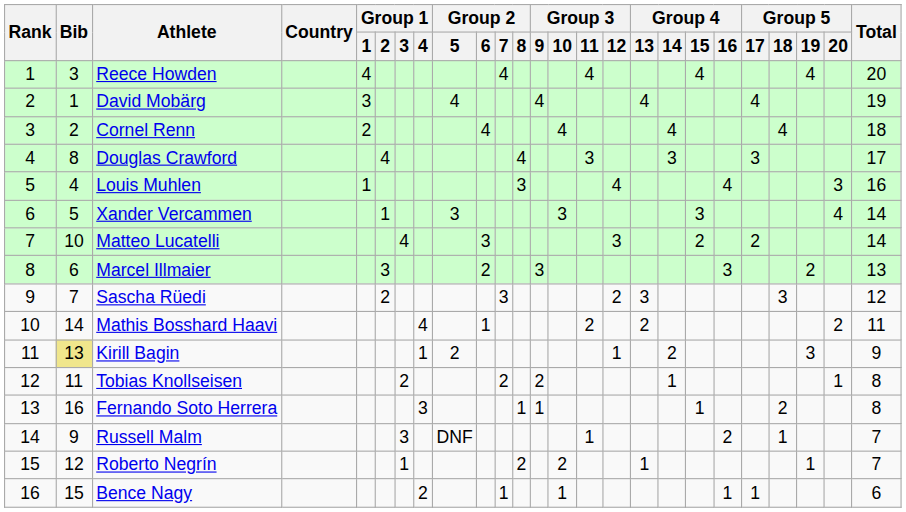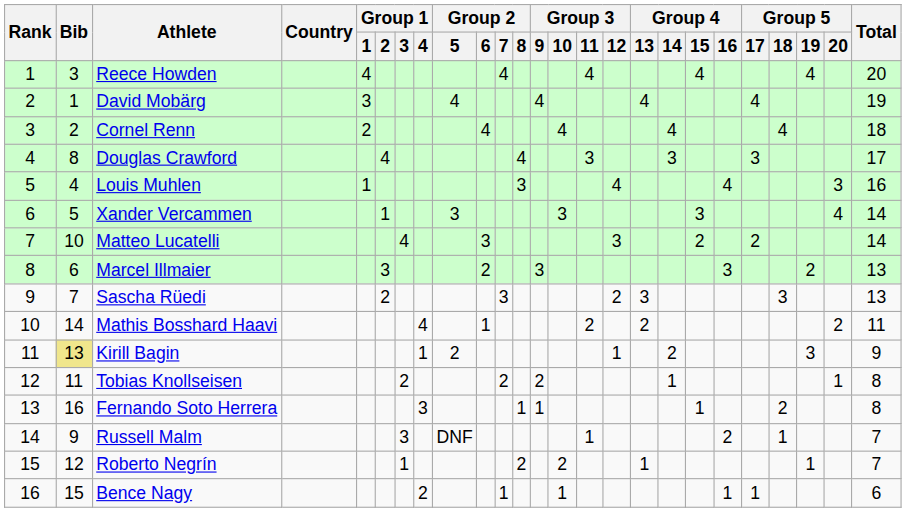(876, 297) 12 -> (876, 297) 13
